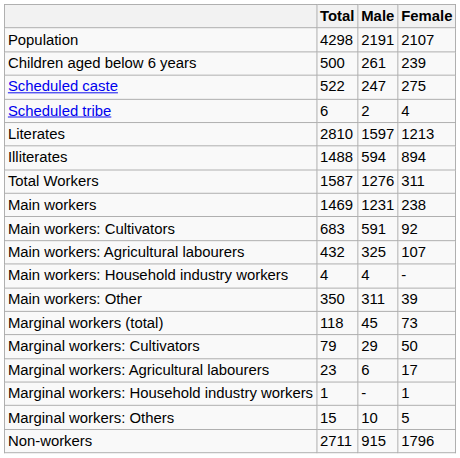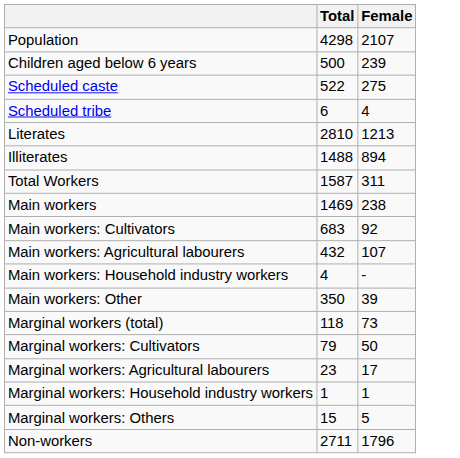- column: (378, 16)
